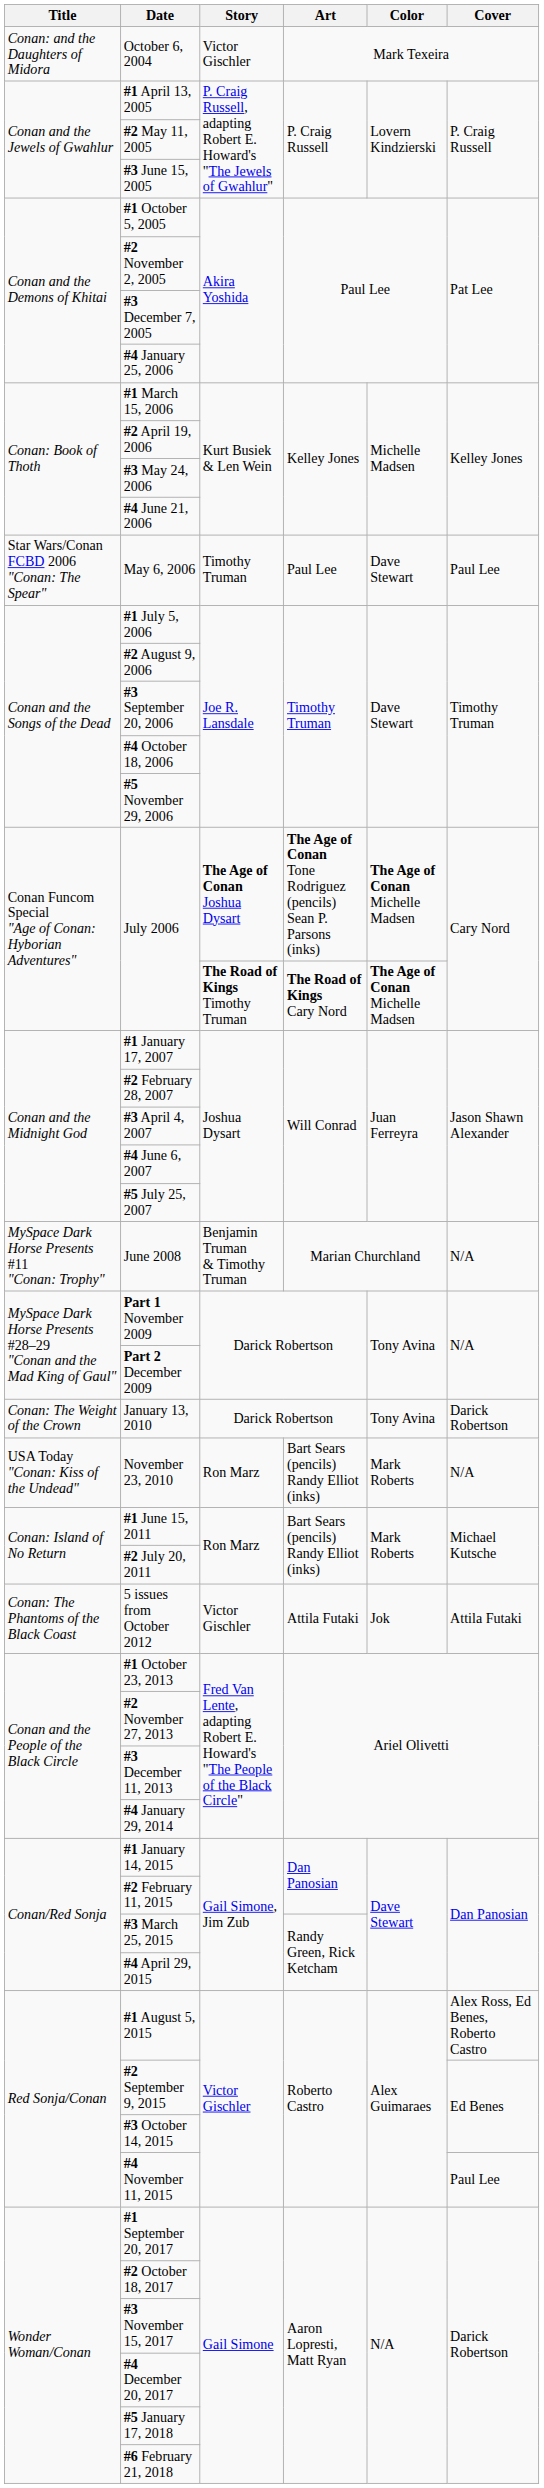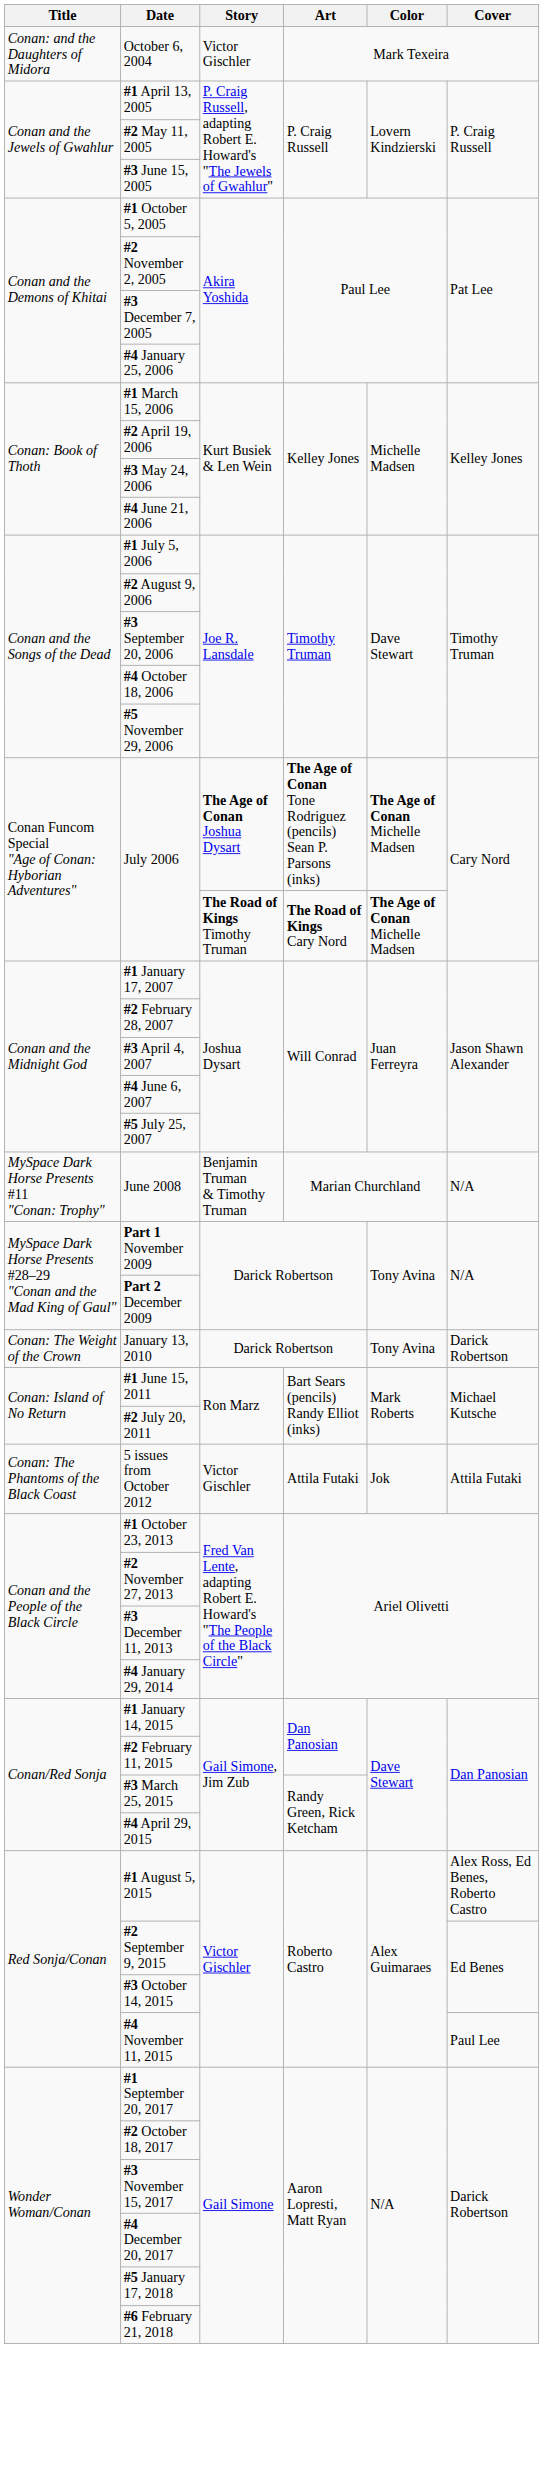- row: (159, 570)
- row: (153, 1472)
